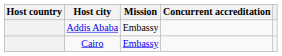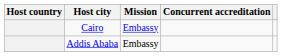rows swapped: (92, 43) <-> (92, 28)
